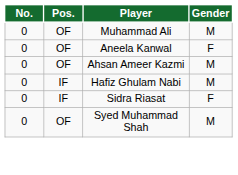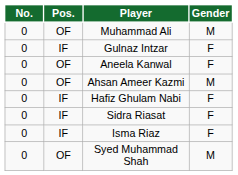+ row: (136, 48)
(211, 82) M -> (211, 99) F
+ row: (136, 133)
